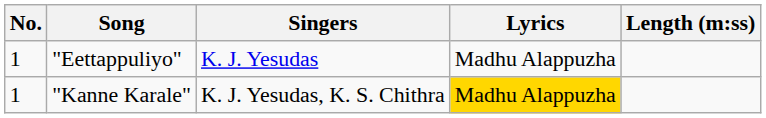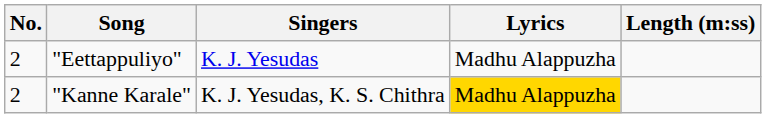(15, 58) 1 -> (15, 58) 2
(15, 94) 1 -> (15, 94) 2
